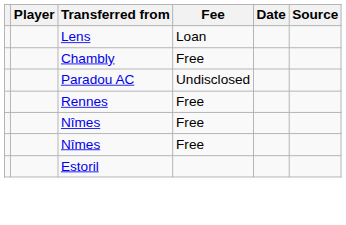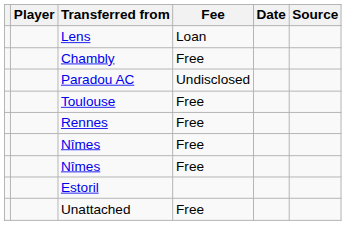+ row: (88, 101)
+ row: (96, 209)
